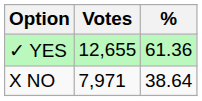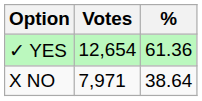(107, 50) 12,655 -> (107, 50) 12,654
